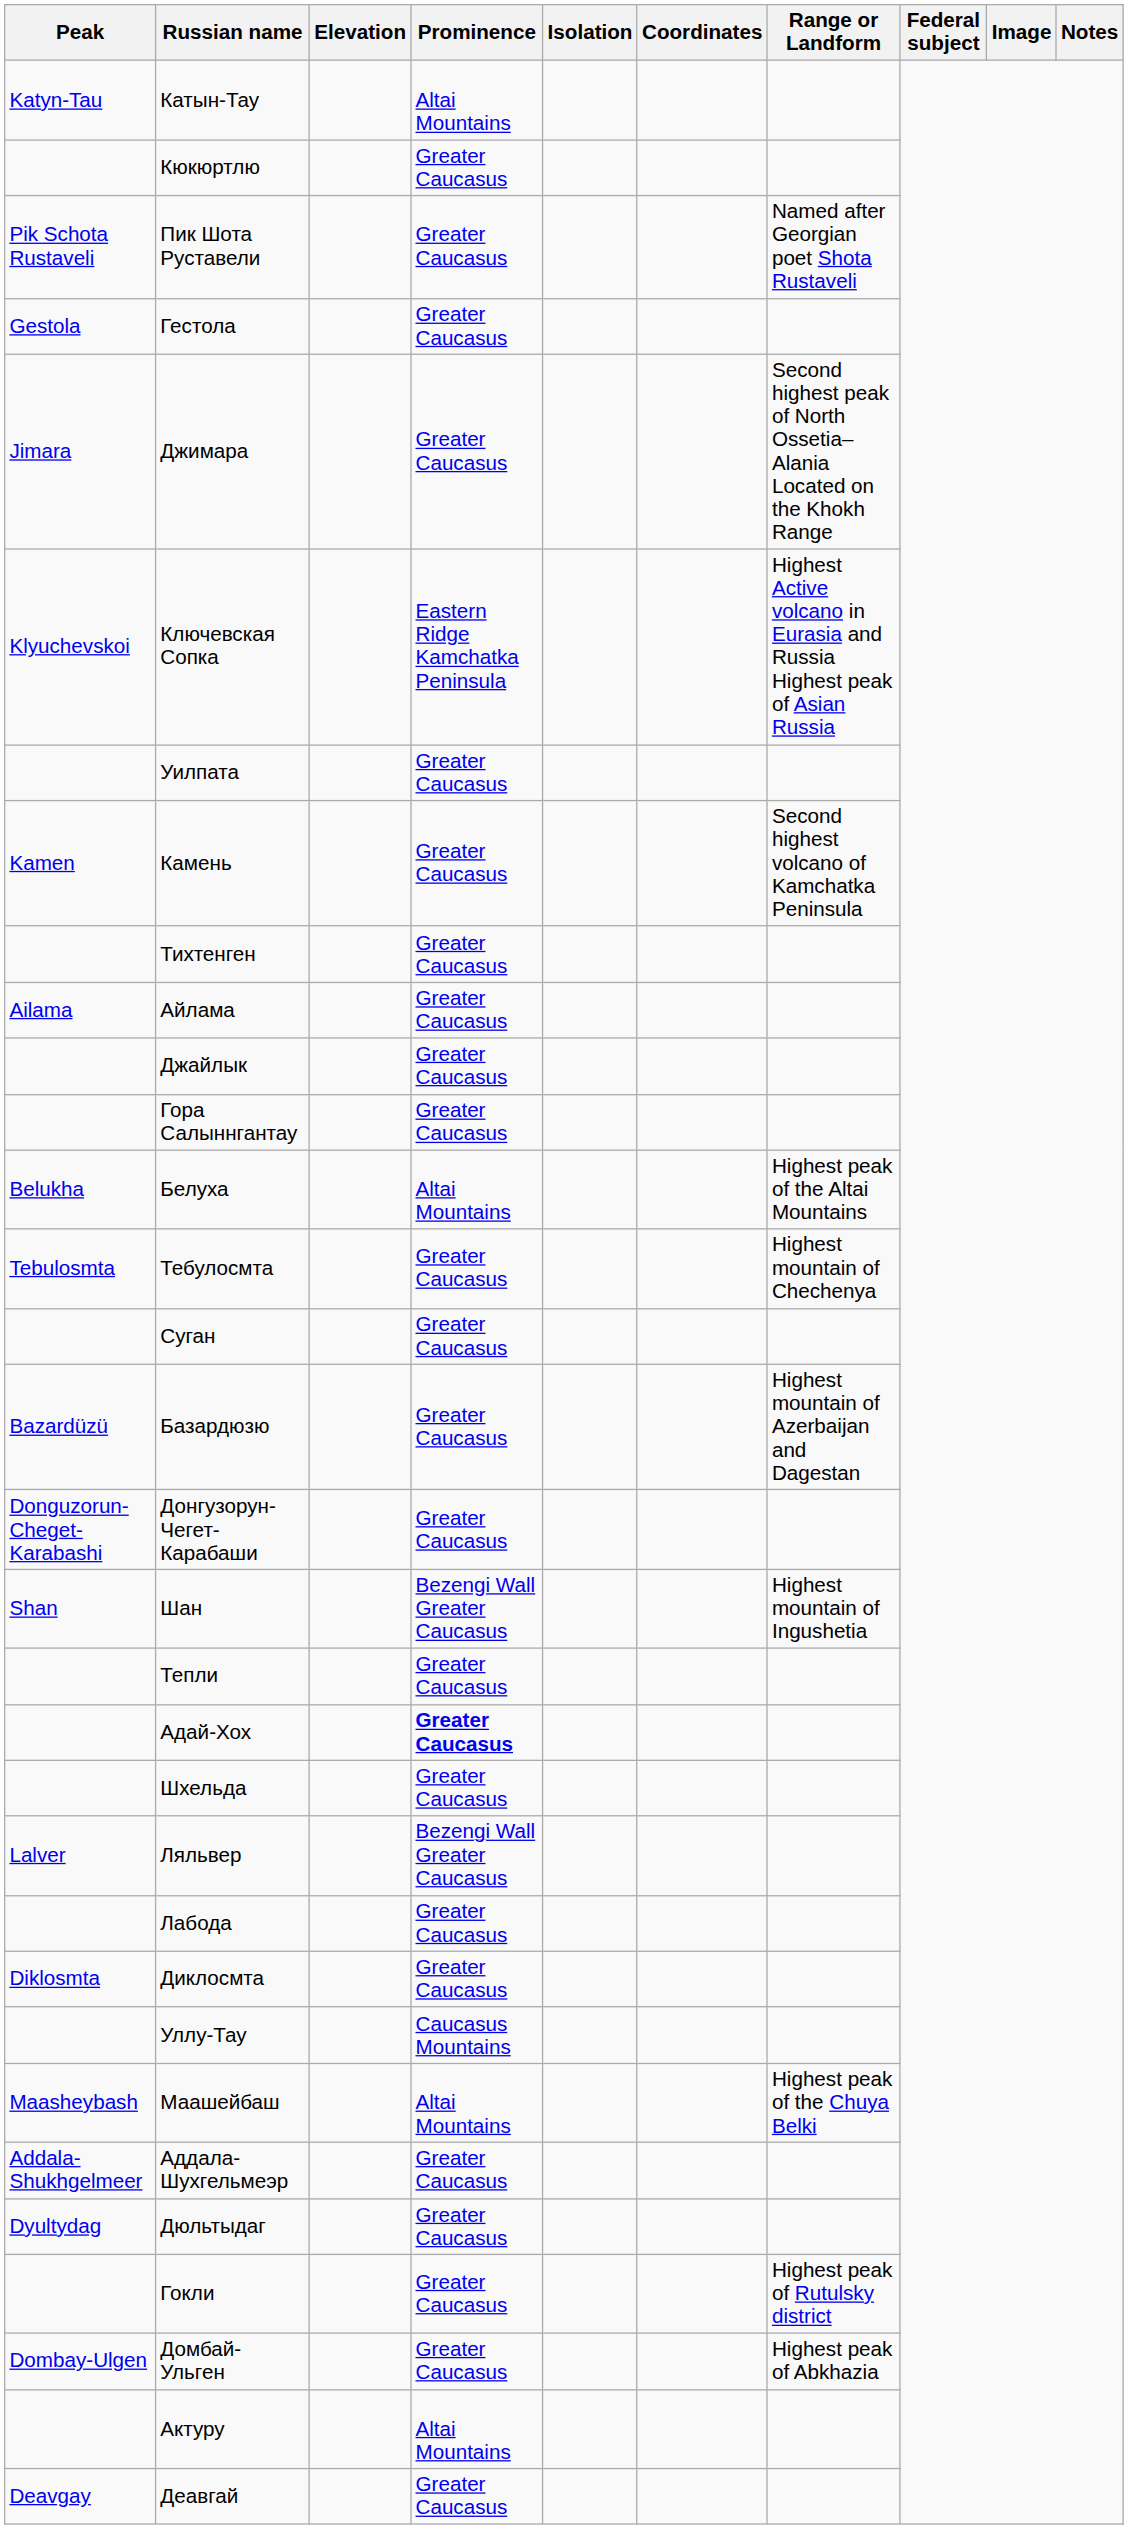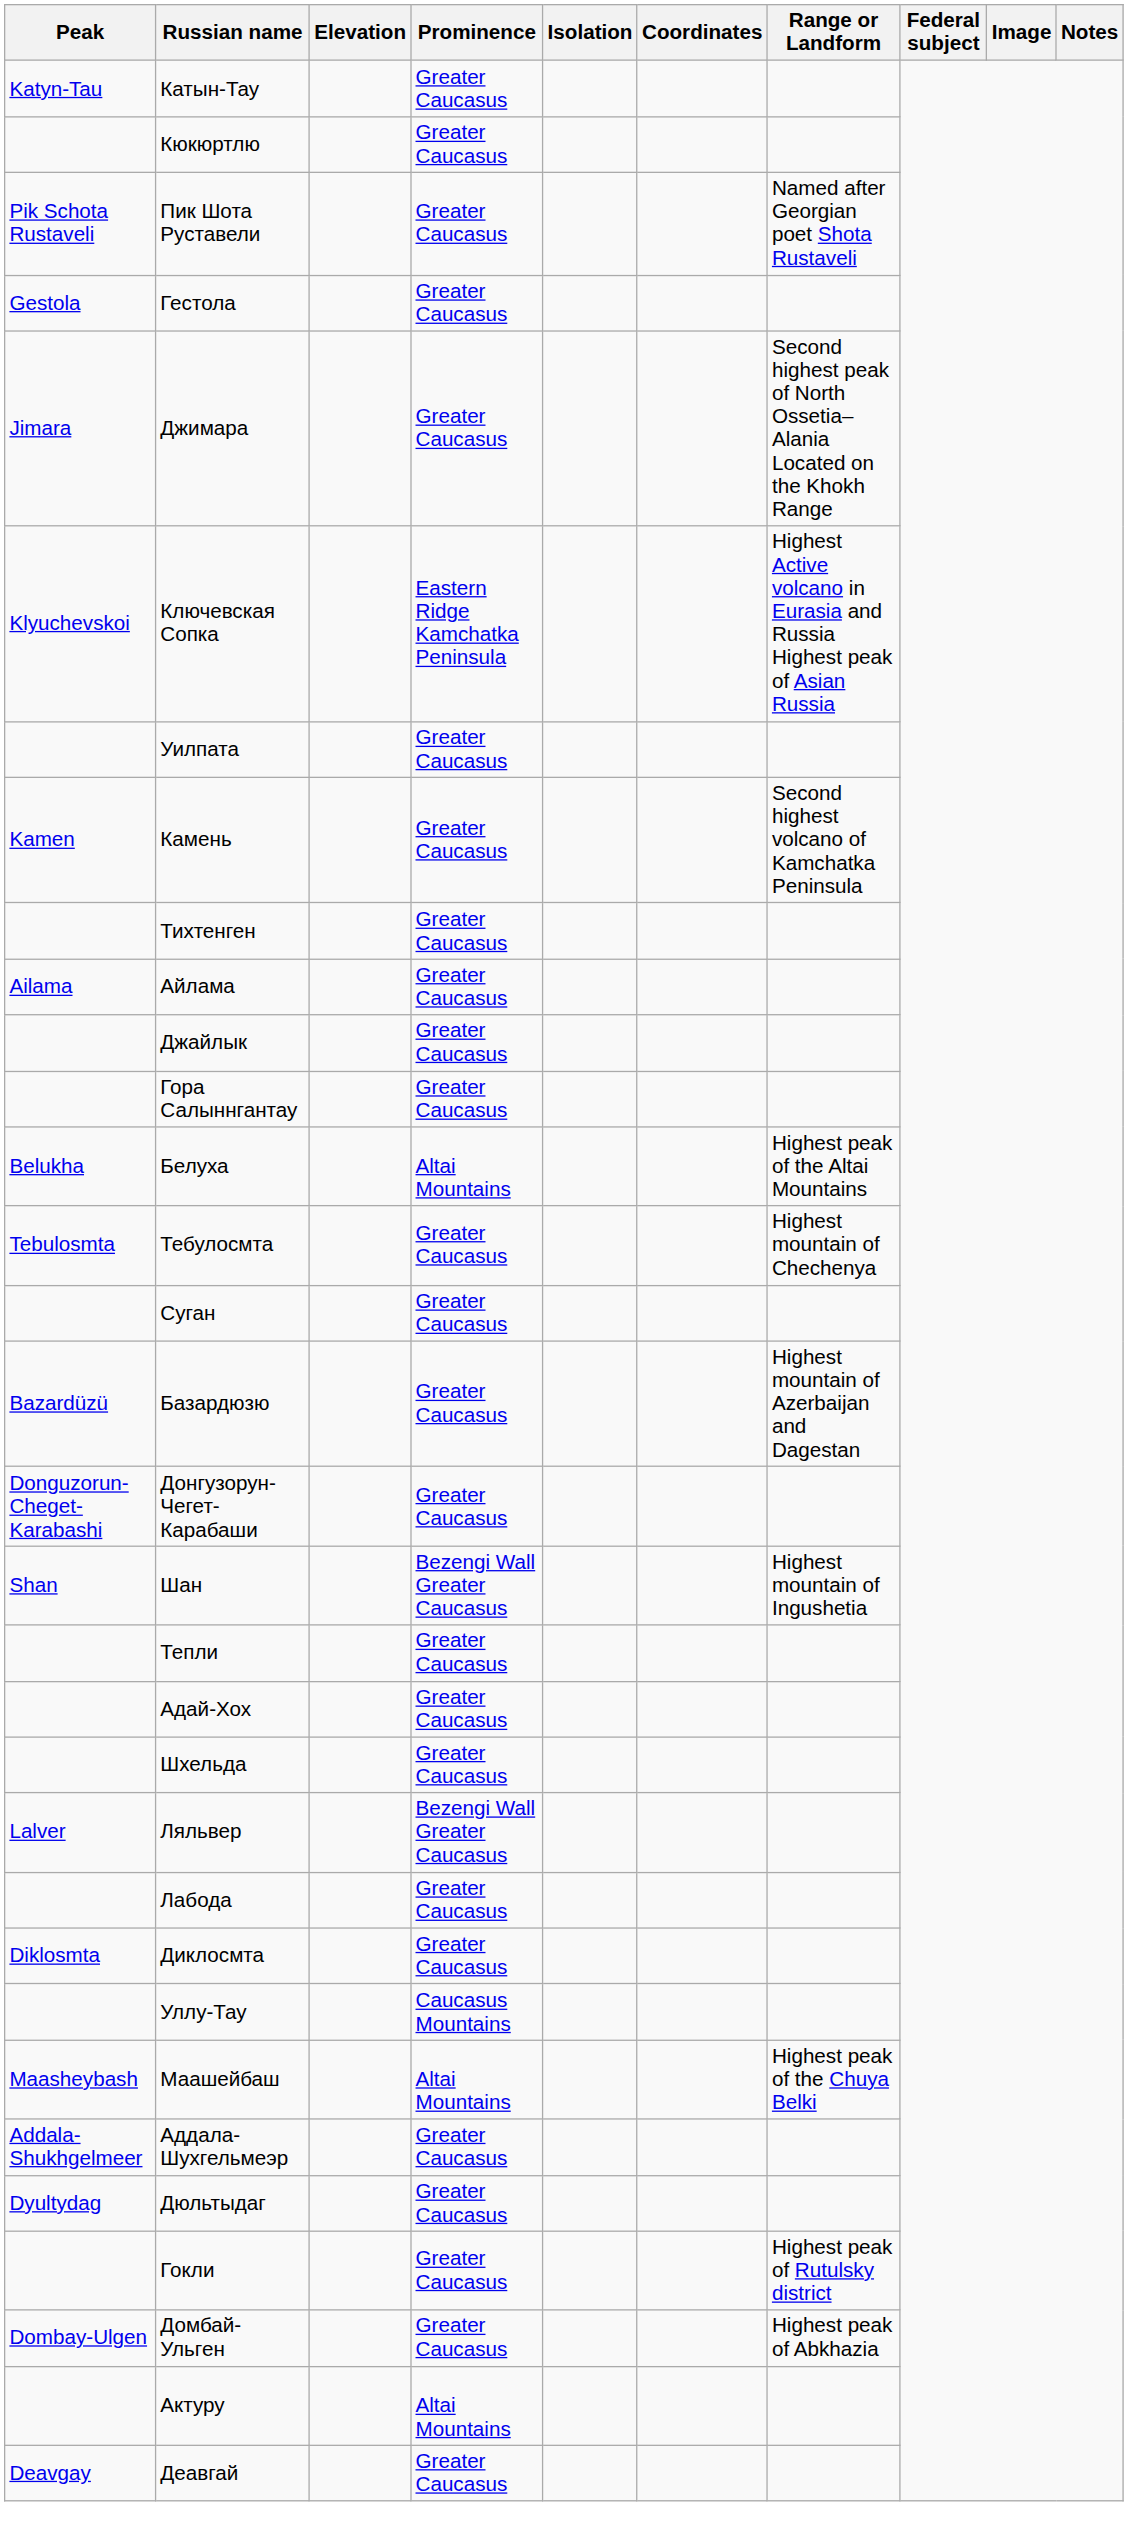(463, 111) Altai Mountains -> (461, 88) Greater Caucasus
(464, 1732) bold -> (461, 1708) normal
